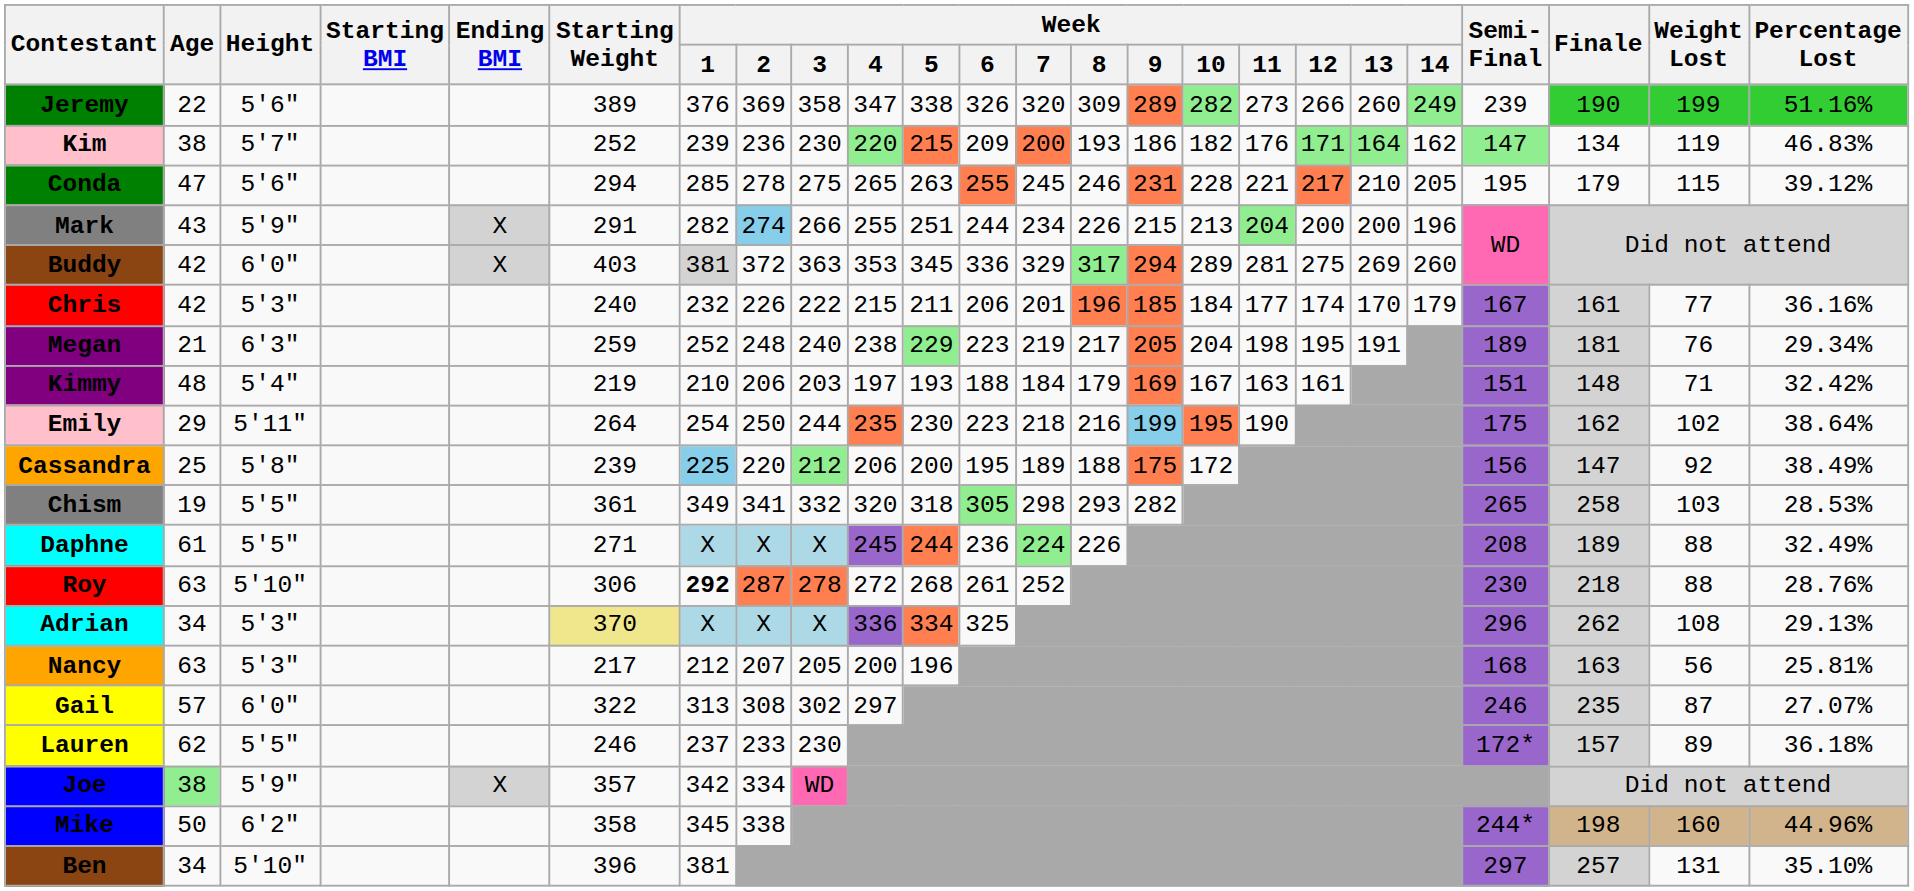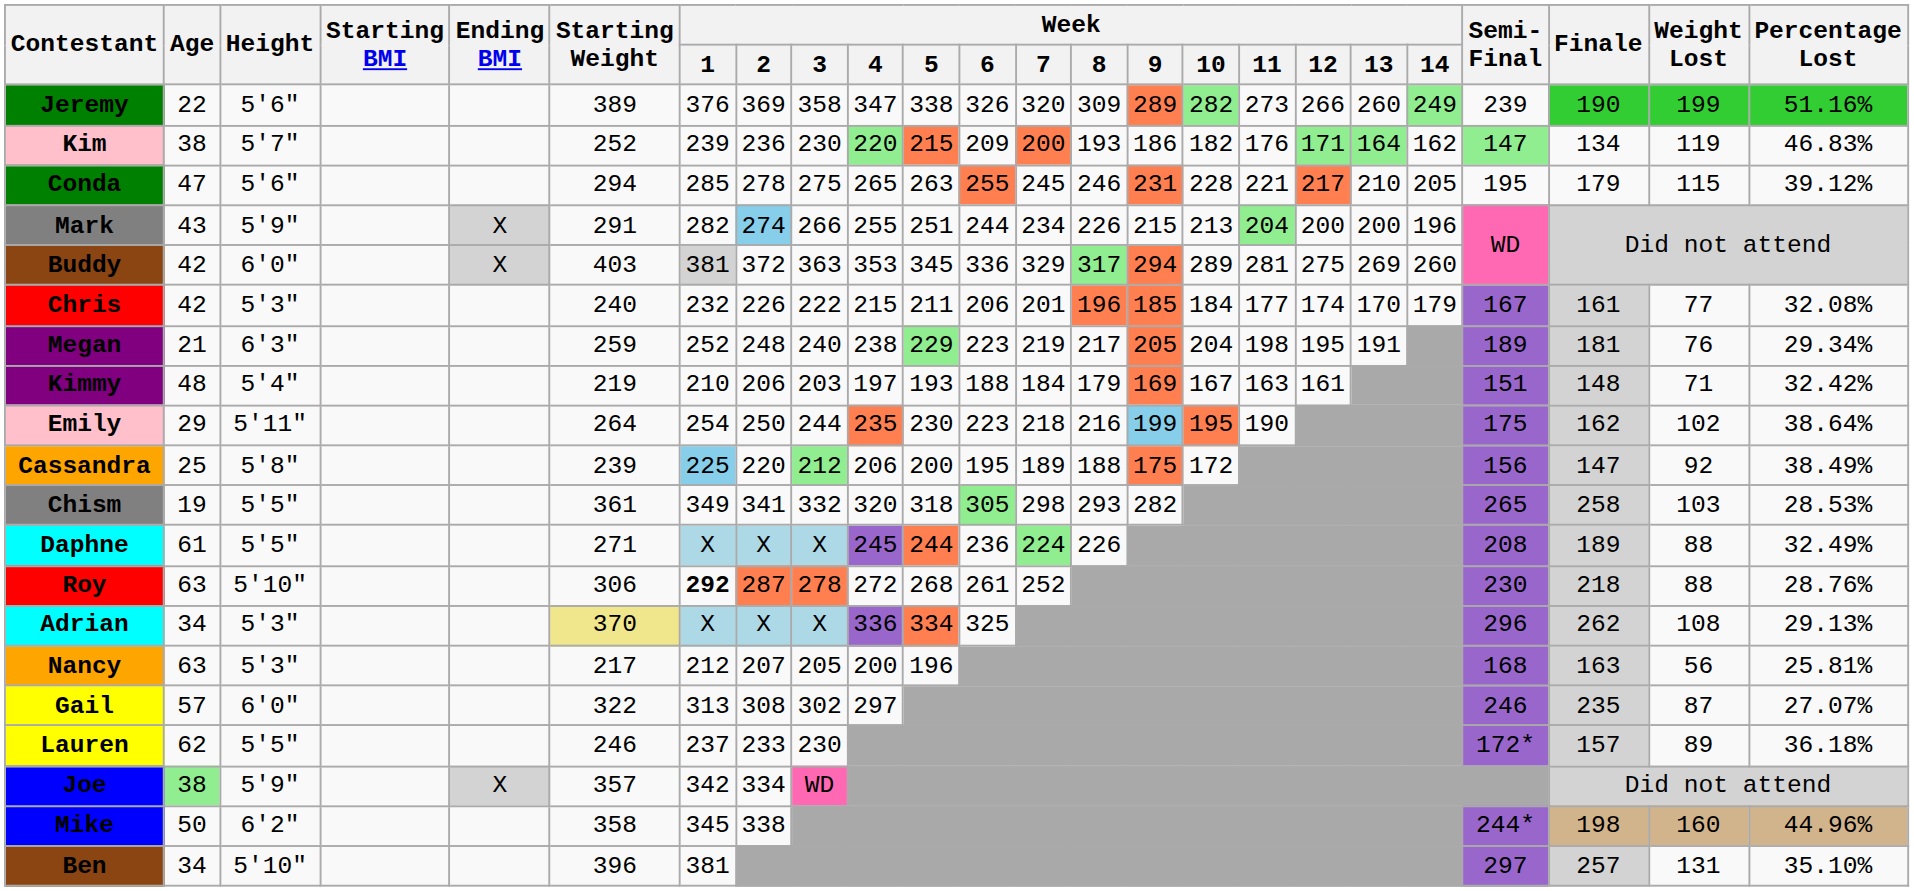(1828, 305) 36.16% -> (1828, 305) 32.08%
